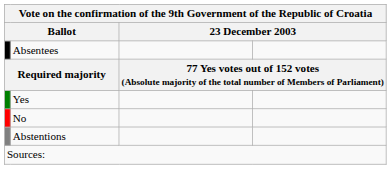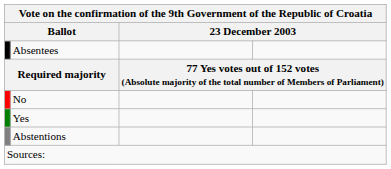rows swapped: (21, 100) <-> (20, 118)
